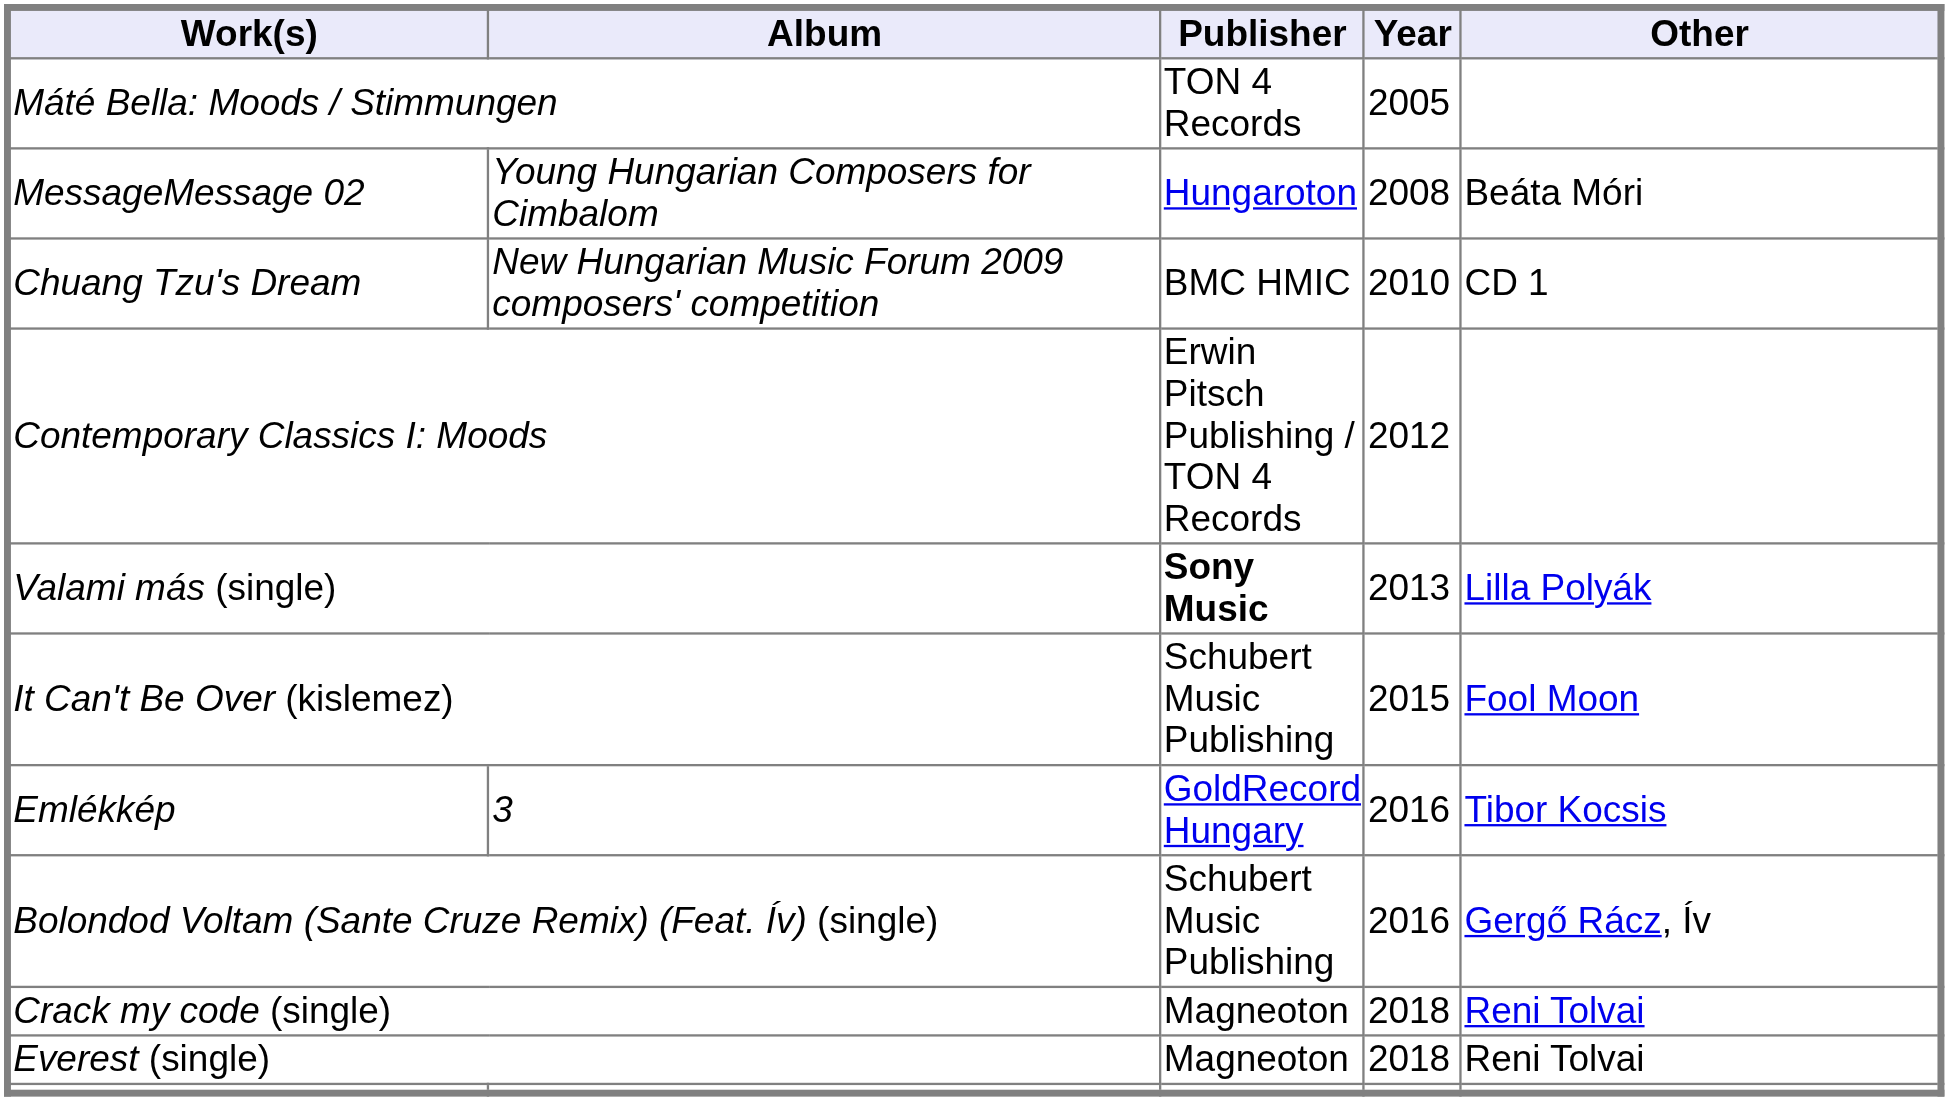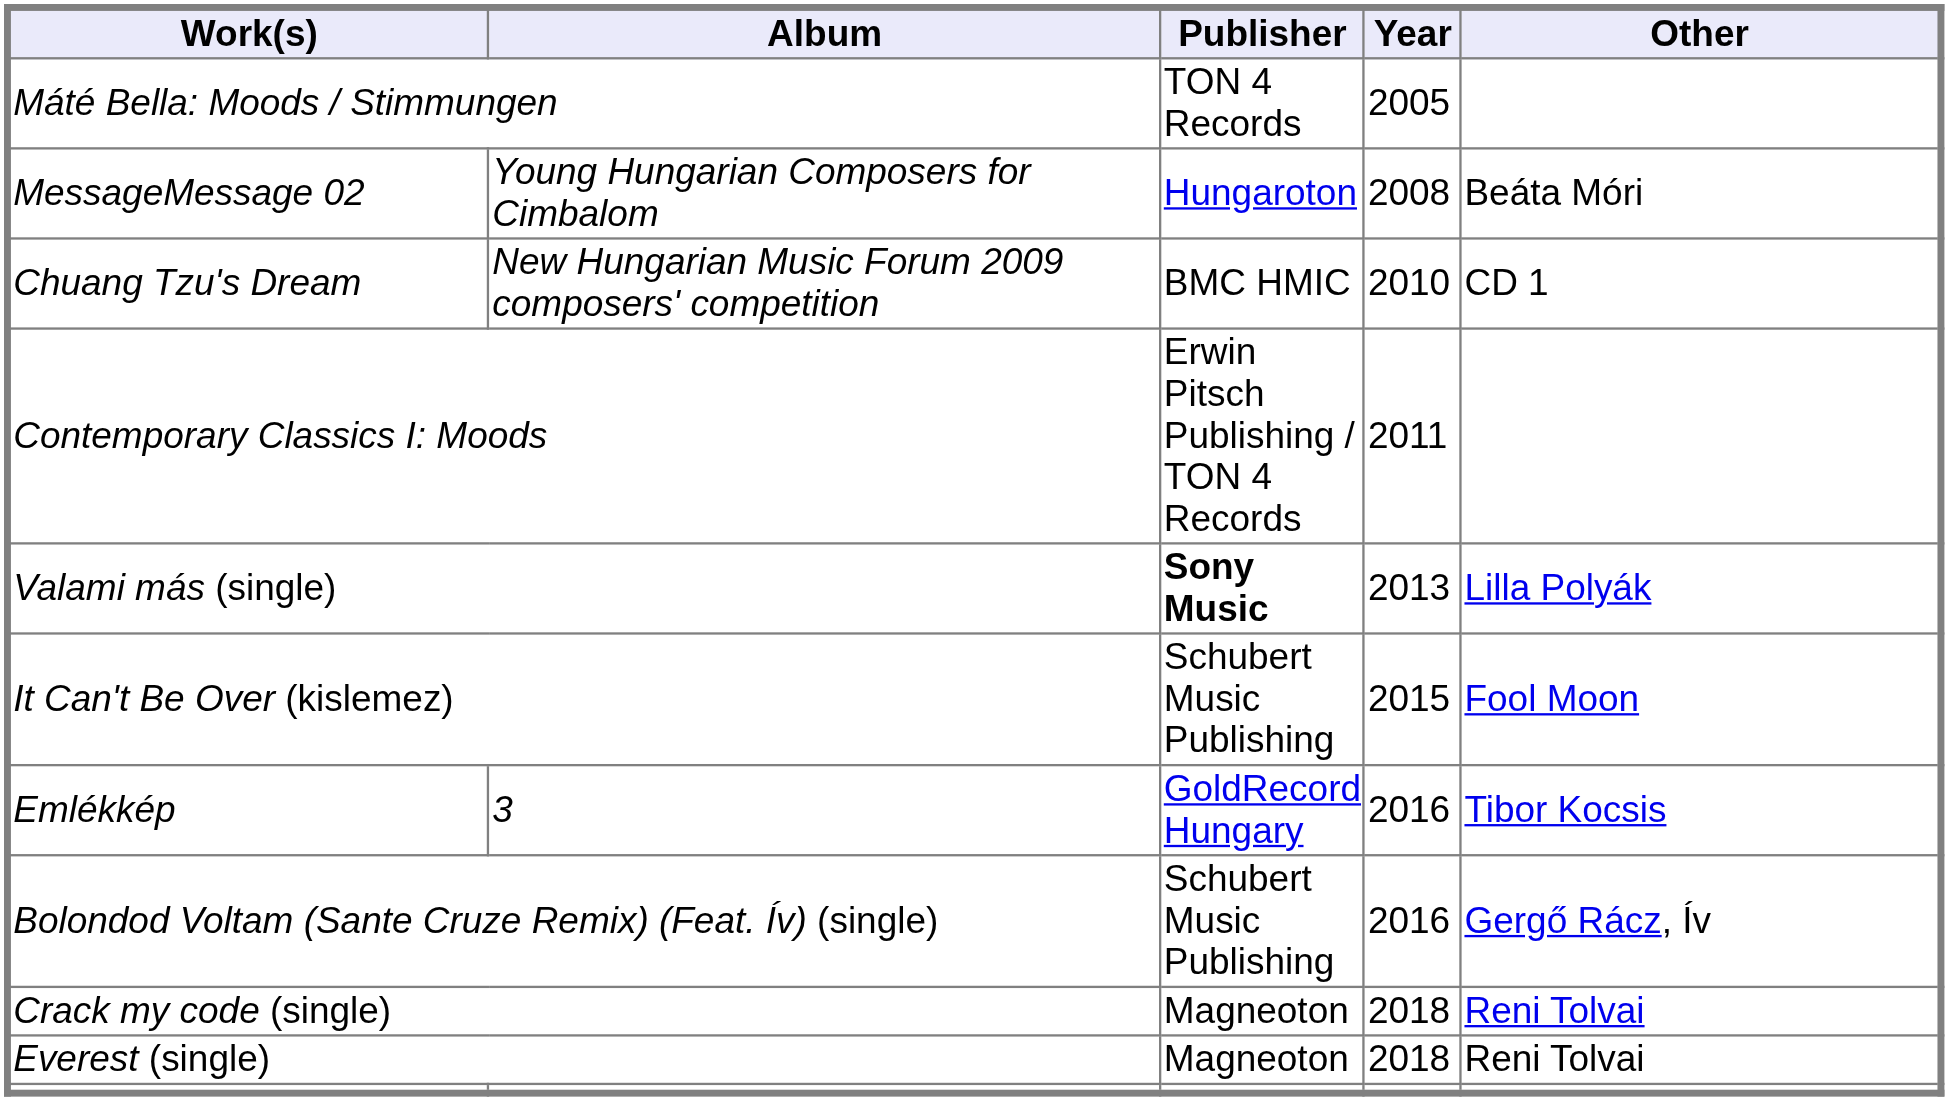(1409, 435) 2012 -> (1408, 435) 2011
